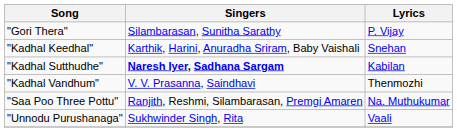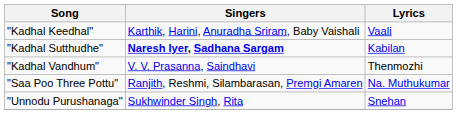- row: (37, 31)
(387, 48) Snehan -> (380, 31) Vaali
(380, 119) Vaali -> (387, 101) Snehan
